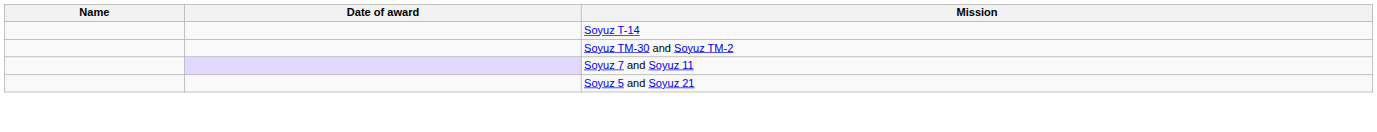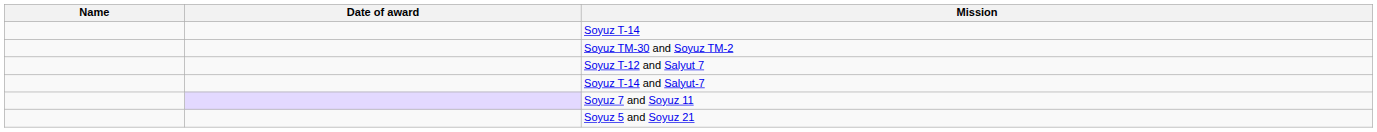+ row: (644, 65)
+ row: (644, 83)
